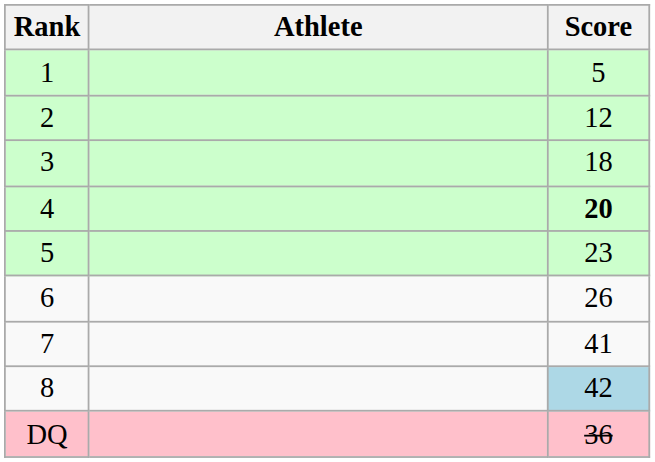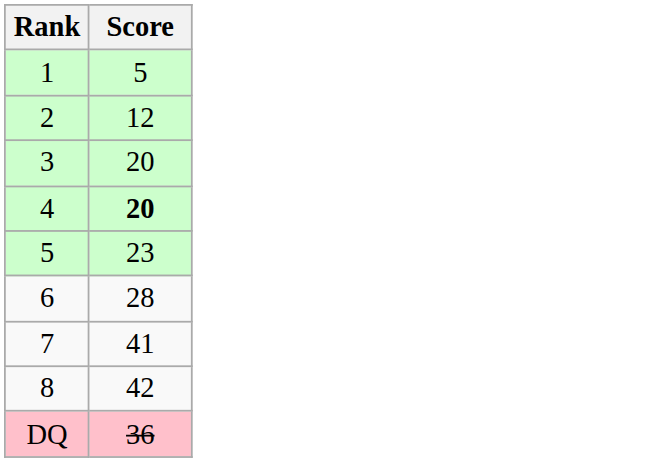- column: (318, 27)
(598, 162) 18 -> (140, 162) 20
(598, 298) 26 -> (140, 298) 28
(598, 388) lightblue background -> (140, 388) no background
